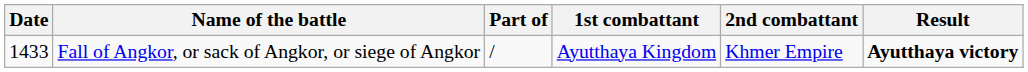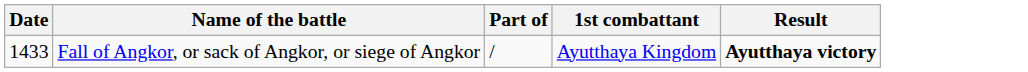- column: (792, 20)
